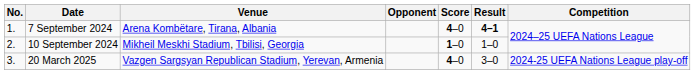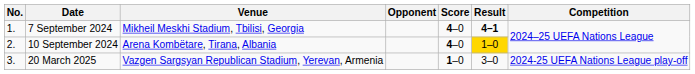(199, 28) Arena Kombëtare, Tirana, Albania -> (213, 28) Mikheil Meskhi Stadium, Tbilisi, Georgia
(213, 45) Mikheil Meskhi Stadium, Tbilisi, Georgia -> (199, 45) Arena Kombëtare, Tirana, Albania
(455, 45) 1–0 -> (455, 45) 4–0
(490, 45) no background -> (490, 45) gold background
(455, 61) 4–0 -> (455, 61) 1–0
